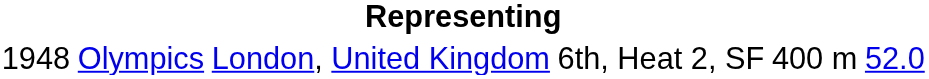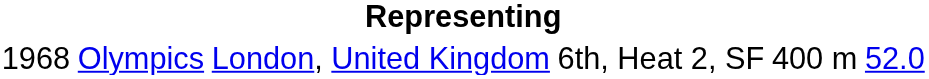(36, 58) 1948 -> (36, 58) 1968
